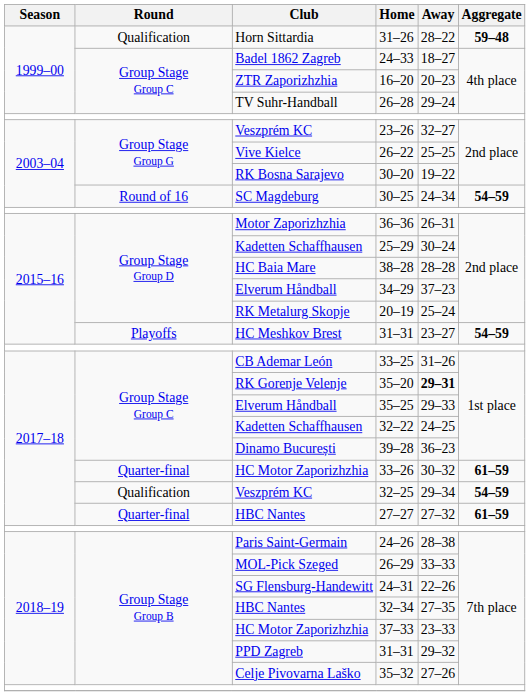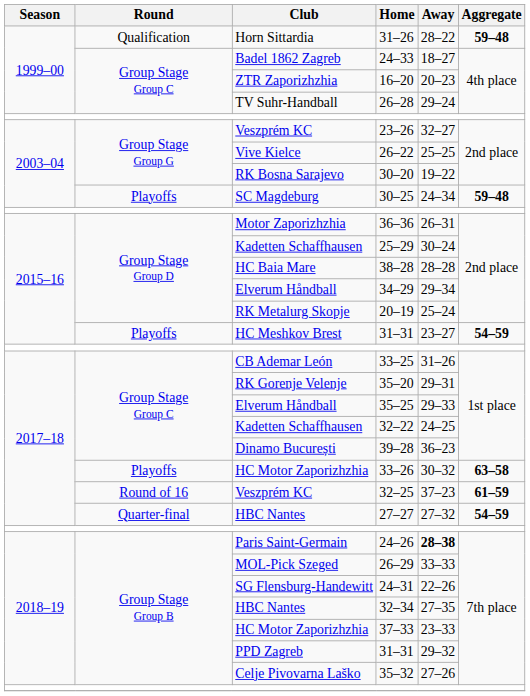(154, 196) Round of 16 -> (154, 196) Playoffs
(492, 196) 54–59 -> (492, 196) 59–48
(438, 289) 37–23 -> (438, 289) 29–34
(438, 383) bold -> (438, 383) normal
(154, 470) Quarter-final -> (154, 470) Playoffs
(492, 470) 61–59 -> (492, 470) 63–58
(154, 492) Qualification -> (154, 492) Round of 16
(438, 492) 29–34 -> (438, 492) 37–23
(492, 492) 54–59 -> (492, 492) 61–59
(492, 514) 61–59 -> (492, 514) 54–59
(438, 542) normal -> (438, 542) bold
